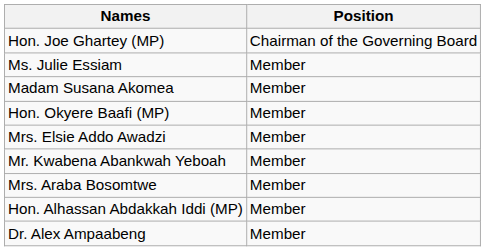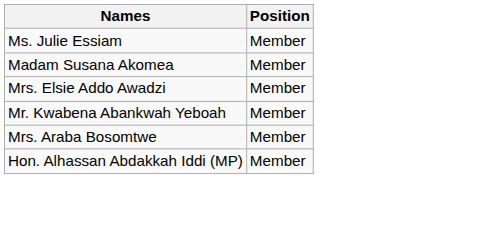- row: (86, 40)
- row: (89, 112)
- row: (77, 233)
